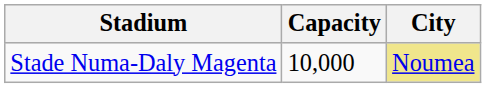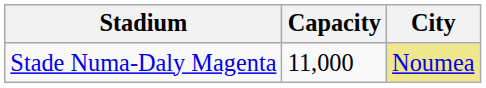(321, 62) 10,000 -> (321, 62) 11,000
